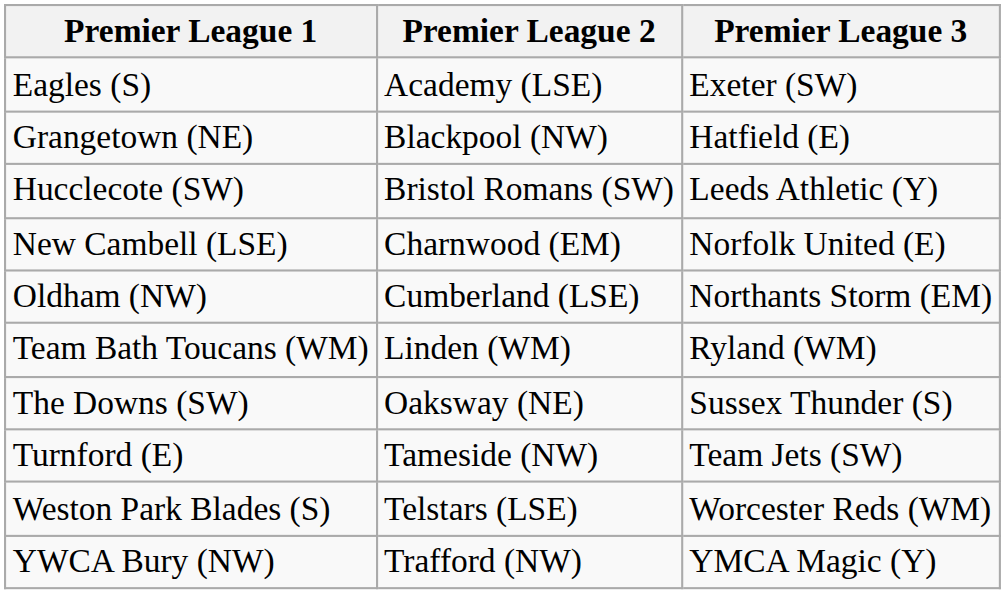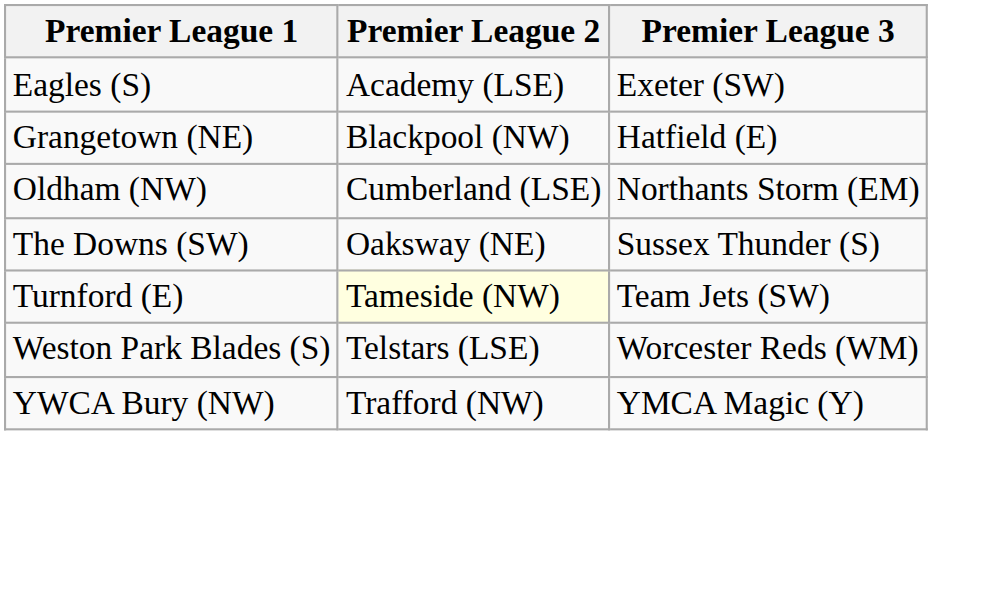- row: (128, 190)
- row: (150, 243)
- row: (191, 349)
(491, 455) no background -> (453, 296) lightyellow background
